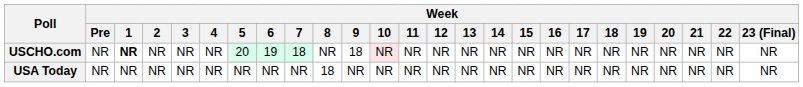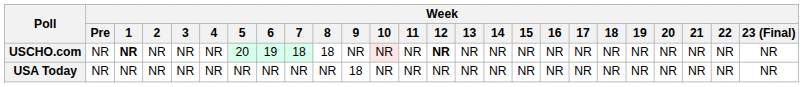(327, 52) NR -> (327, 52) 18
(356, 52) 18 -> (356, 52) NR
(441, 52) normal -> (441, 52) bold
(327, 71) 18 -> (327, 71) NR
(356, 71) NR -> (356, 71) 18
